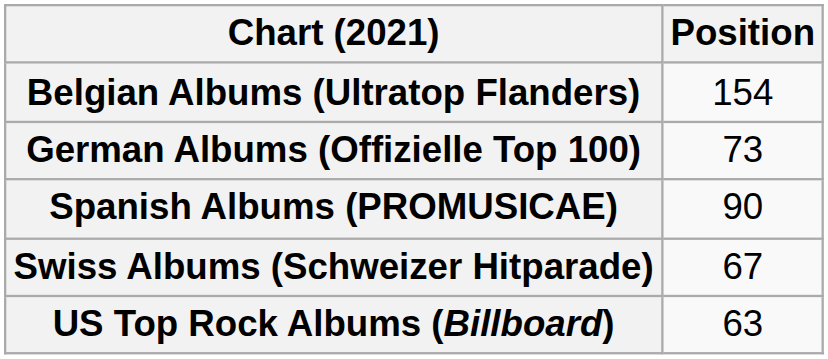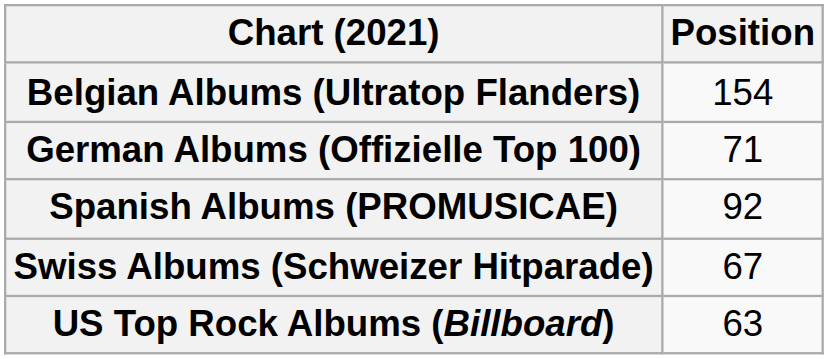(743, 149) 73 -> (743, 149) 71
(743, 207) 90 -> (743, 207) 92
